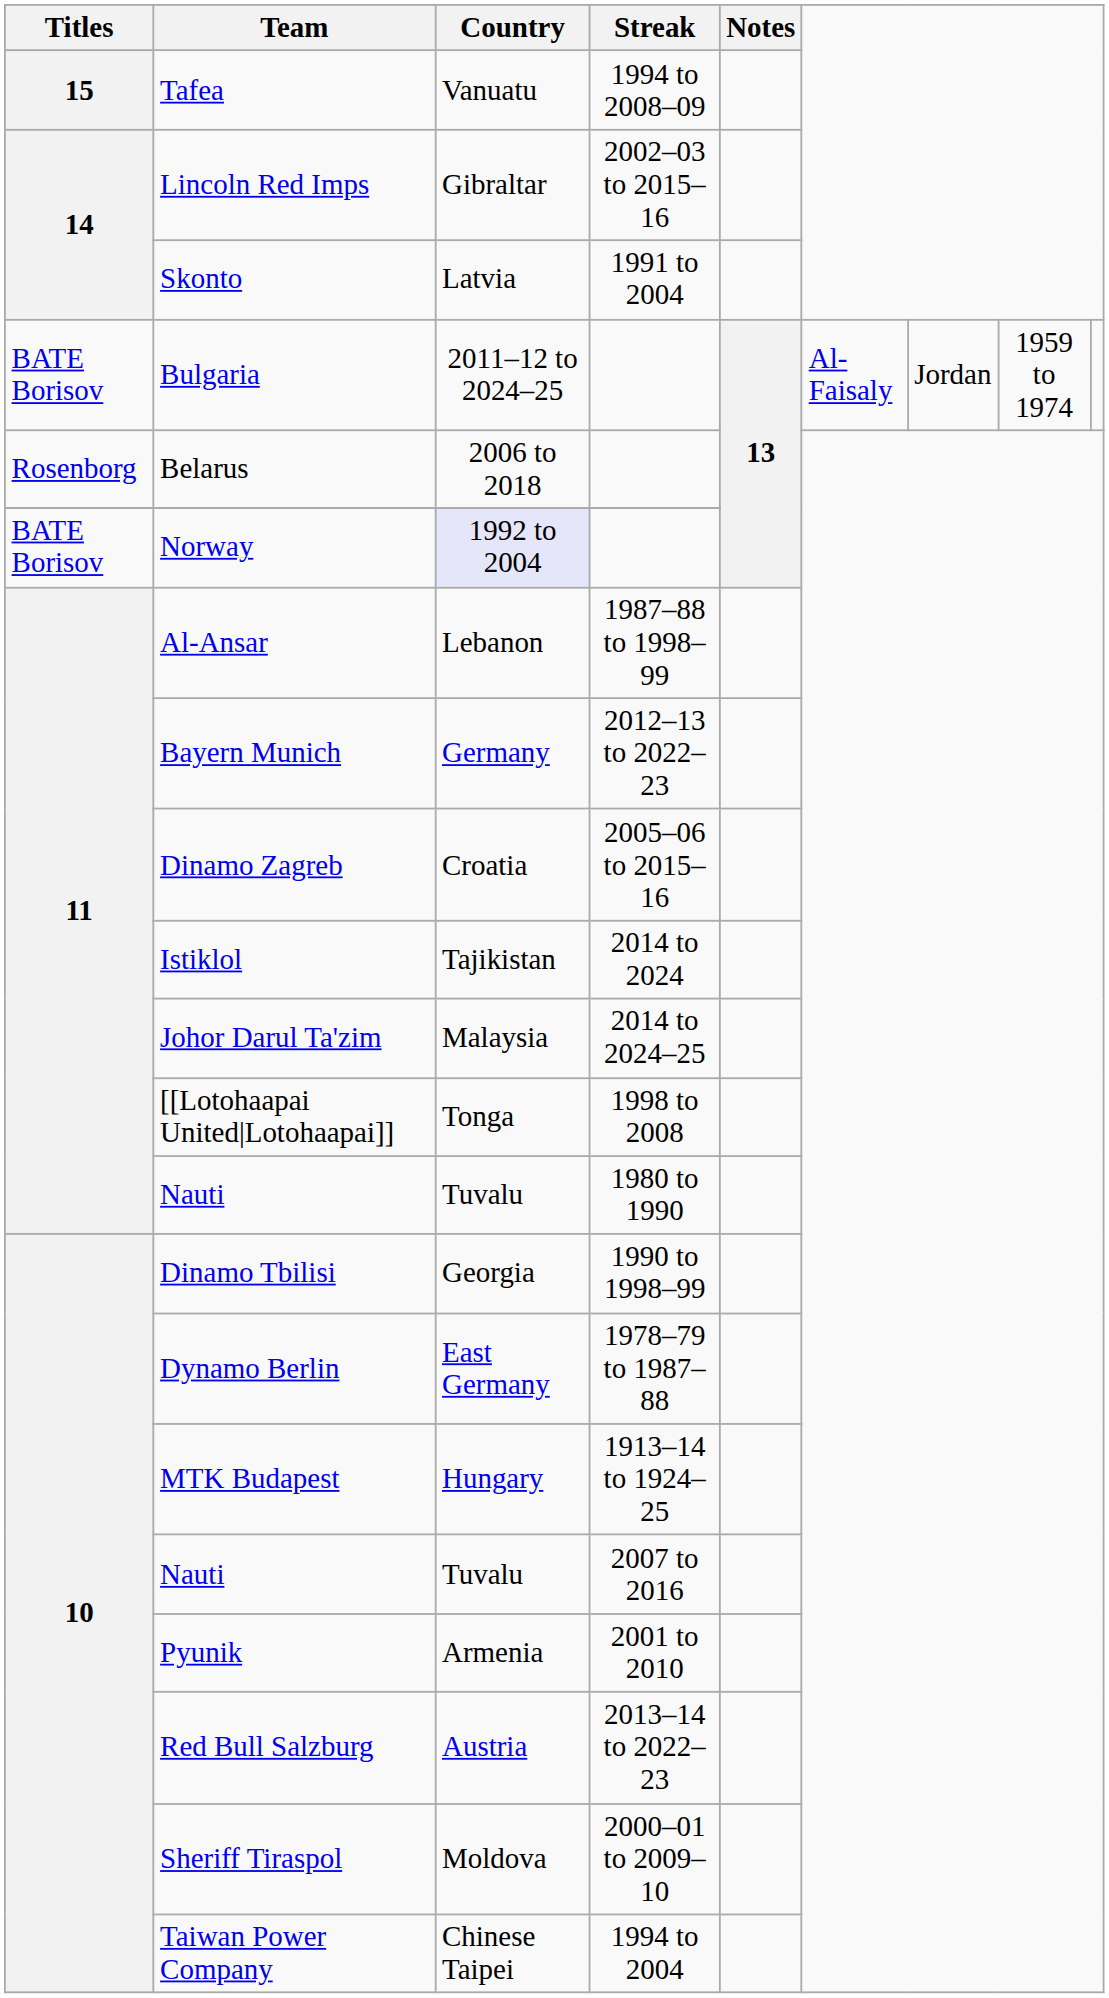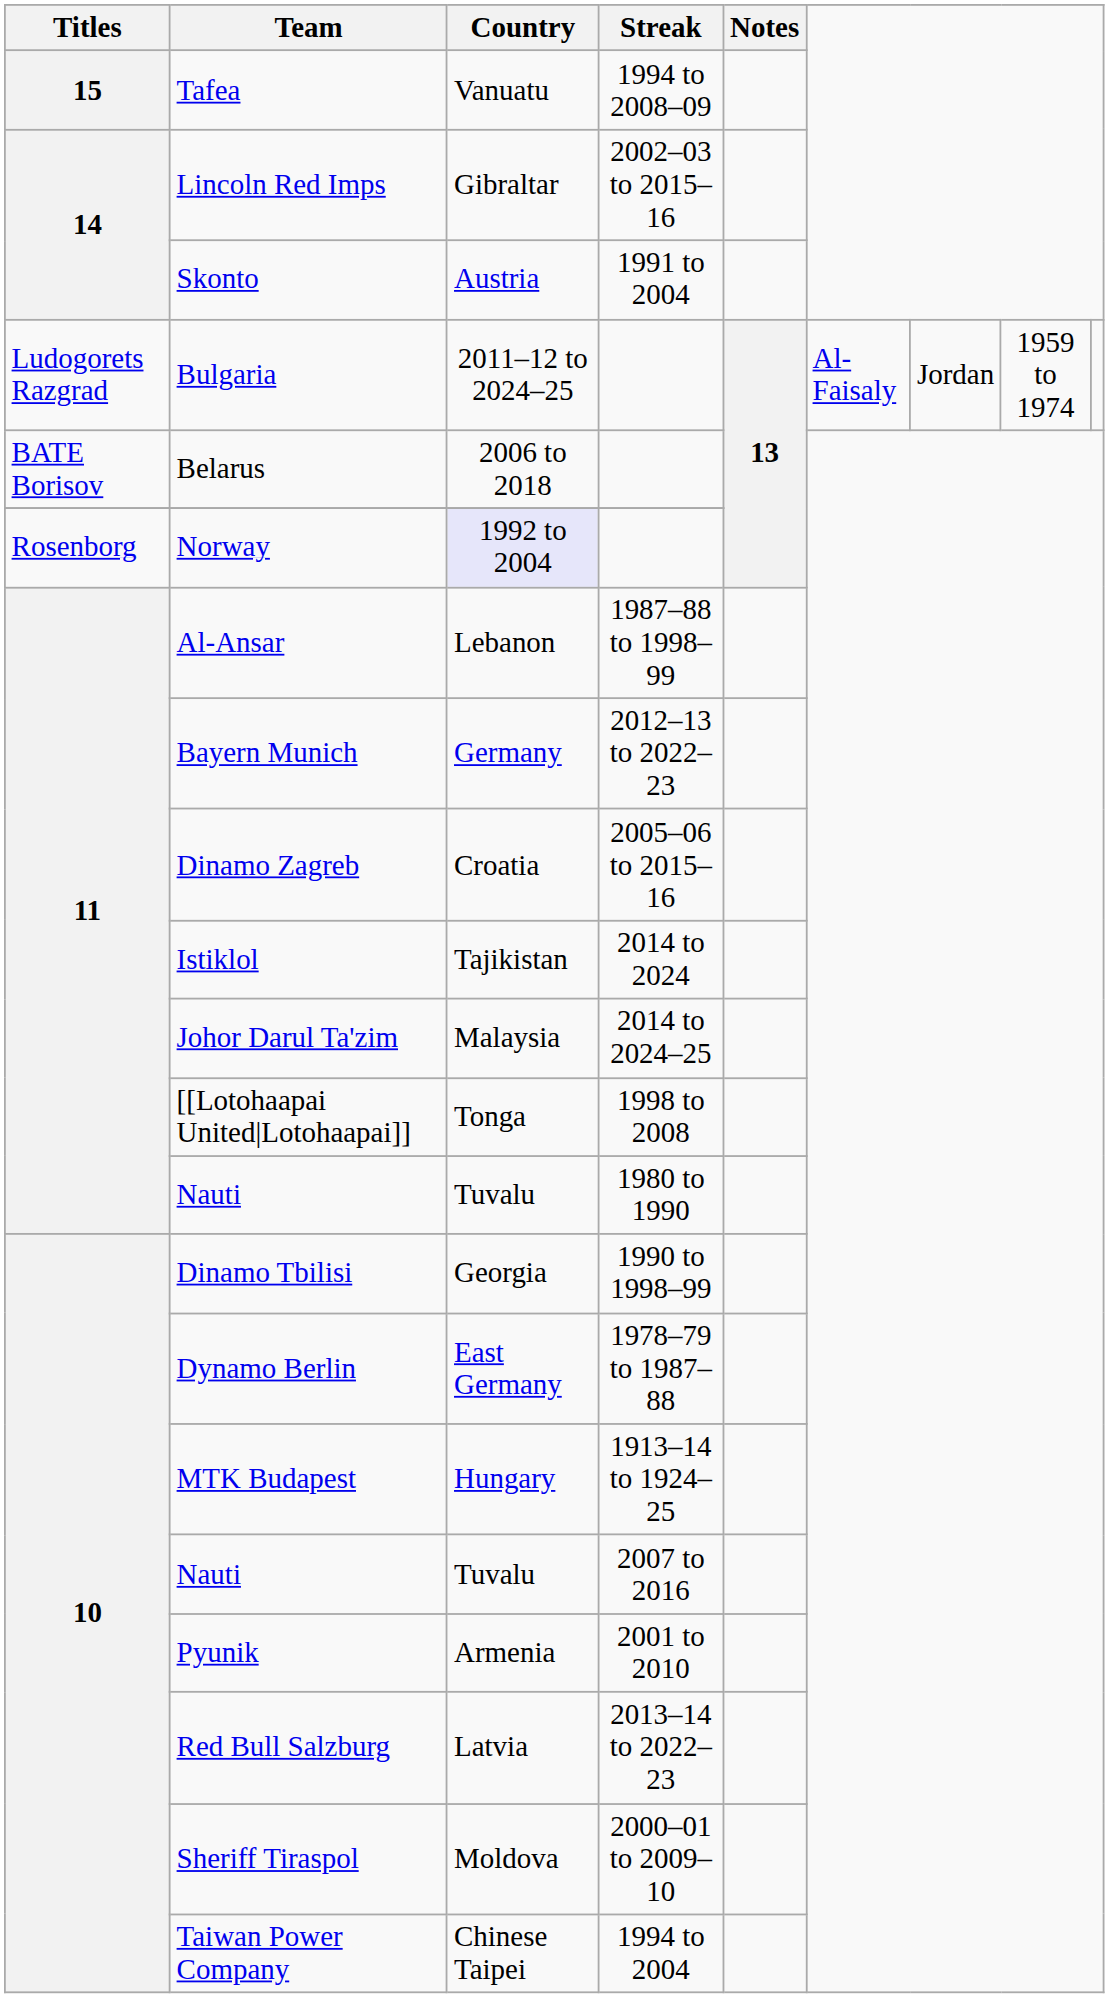(479, 279) Latvia -> (497, 279) Austria
(57, 374) BATE Borisov -> (78, 374) Ludogorets Razgrad
(74, 468) Rosenborg -> (57, 468) BATE Borisov
(57, 547) BATE Borisov -> (74, 547) Rosenborg
(485, 1747) Austria -> (491, 1747) Latvia
